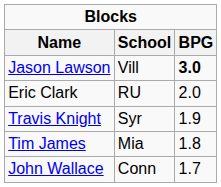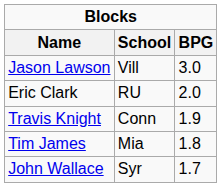(190, 67) bold -> (190, 67) normal
(130, 118) Syr -> (137, 118) Conn
(137, 169) Conn -> (130, 169) Syr
